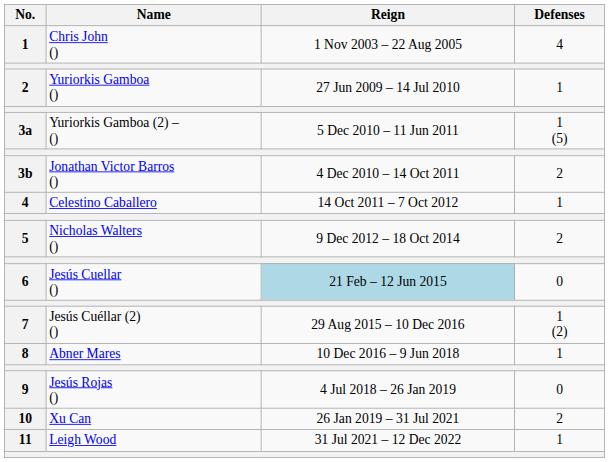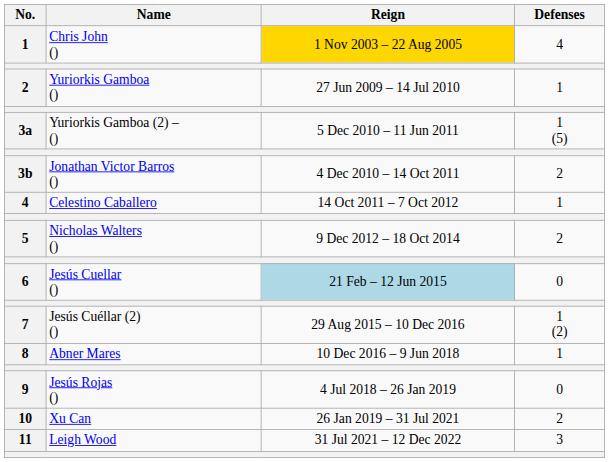(388, 44) no background -> (388, 44) gold background
(560, 440) 1 -> (560, 440) 3
